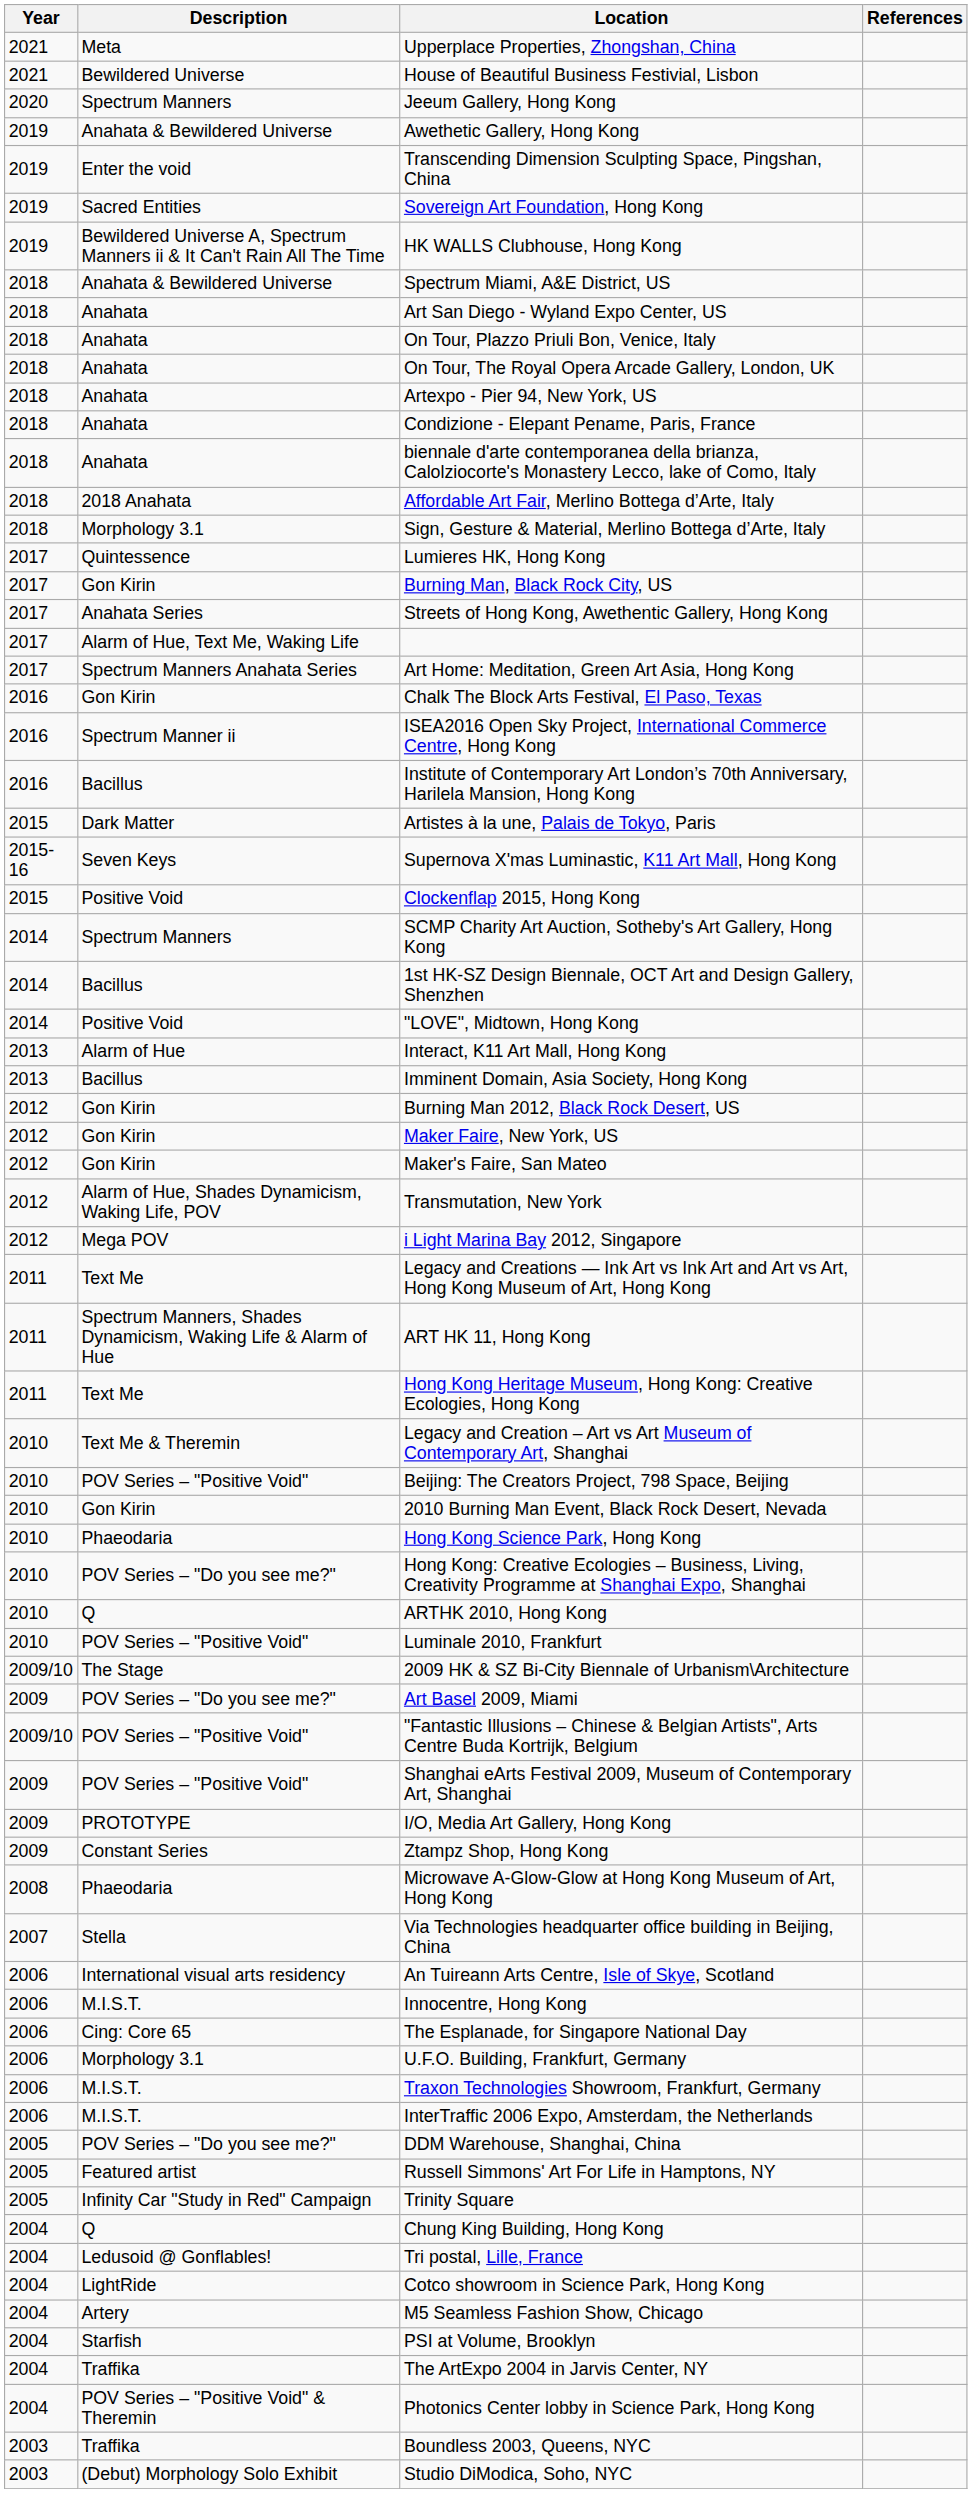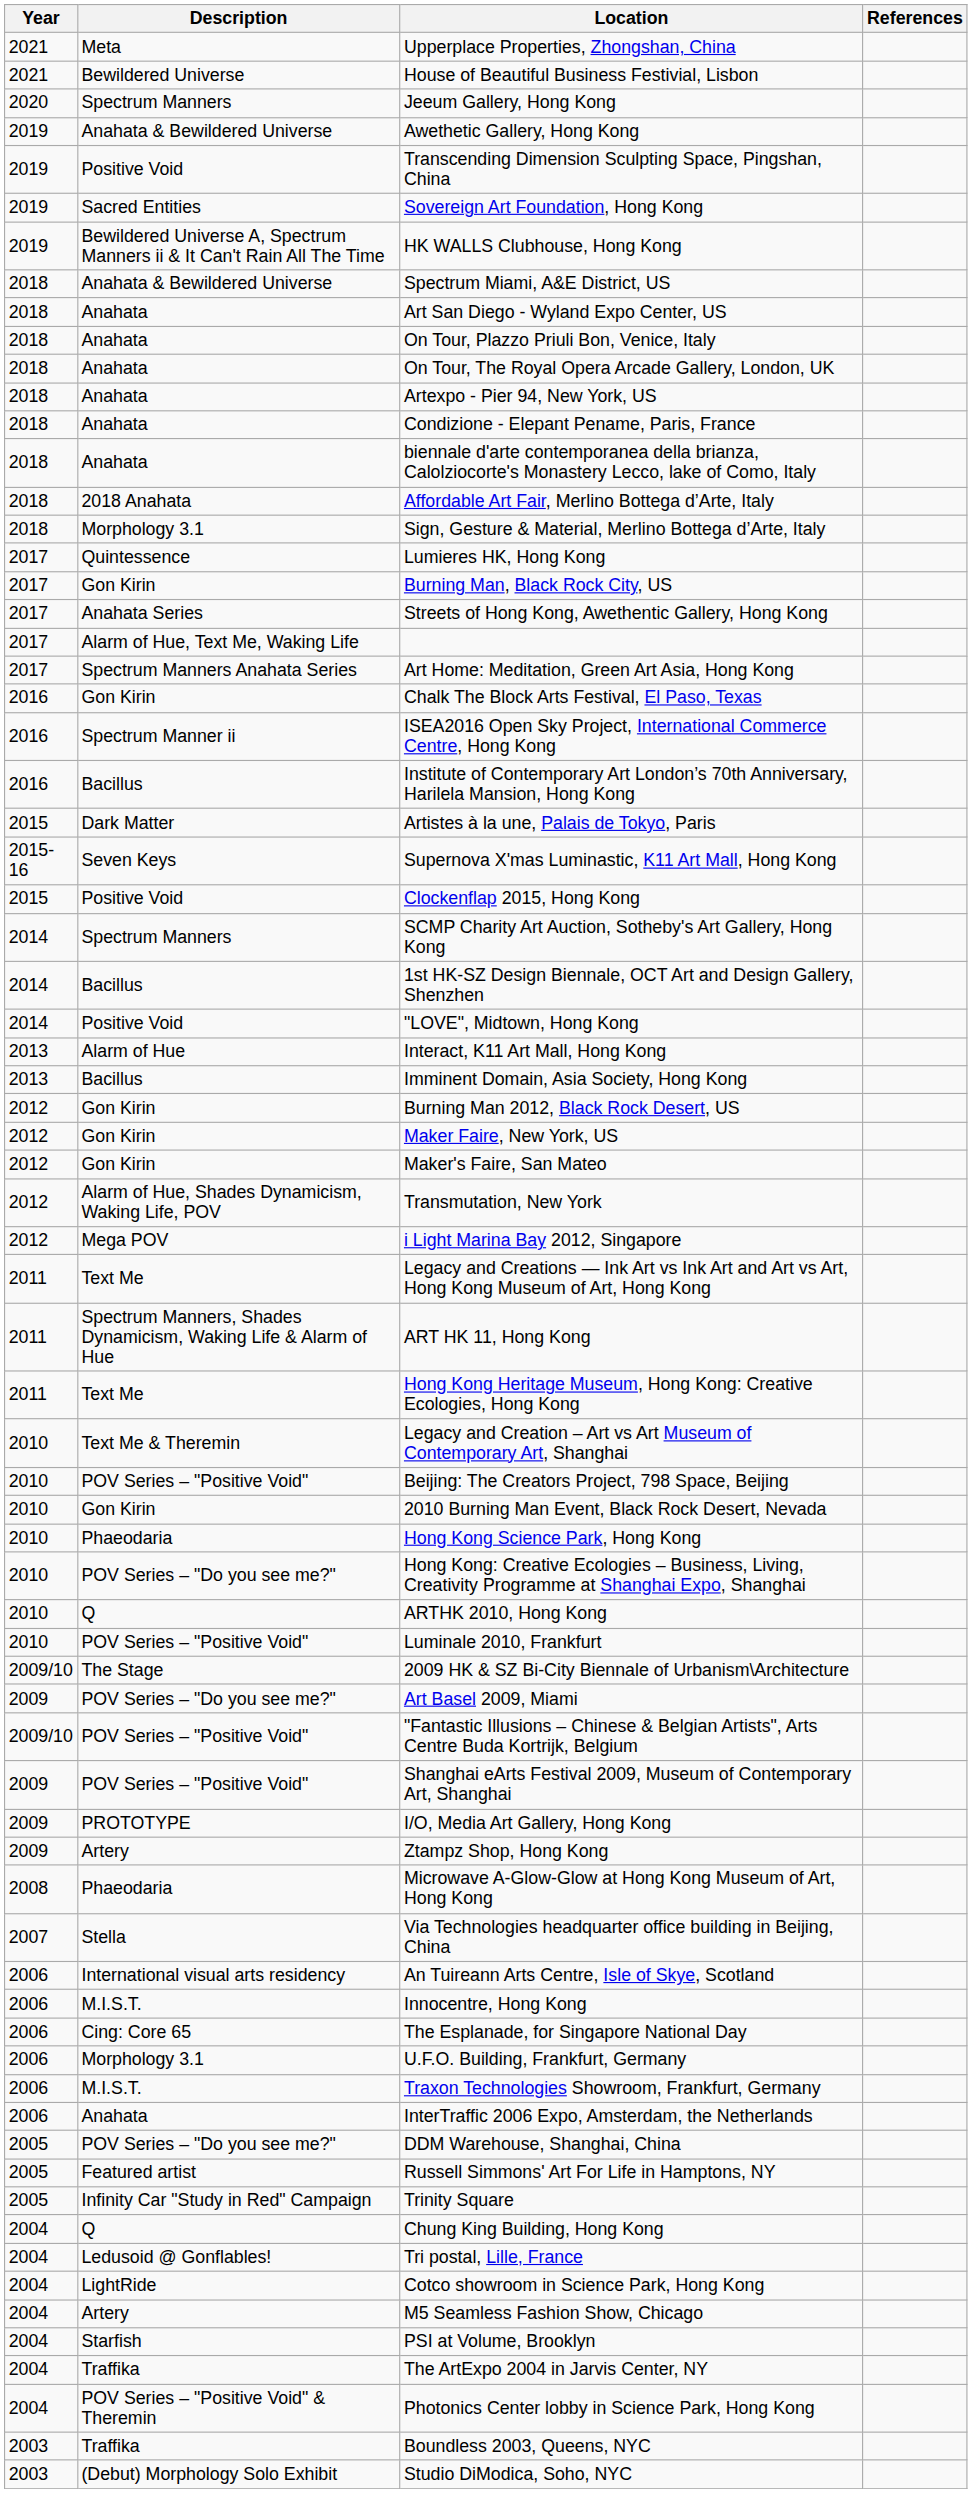(136, 169) Enter the void -> (132, 169) Positive Void
(145, 1851) Constant Series -> (105, 1851) Artery
(112, 2116) M.I.S.T. -> (115, 2116) Anahata
